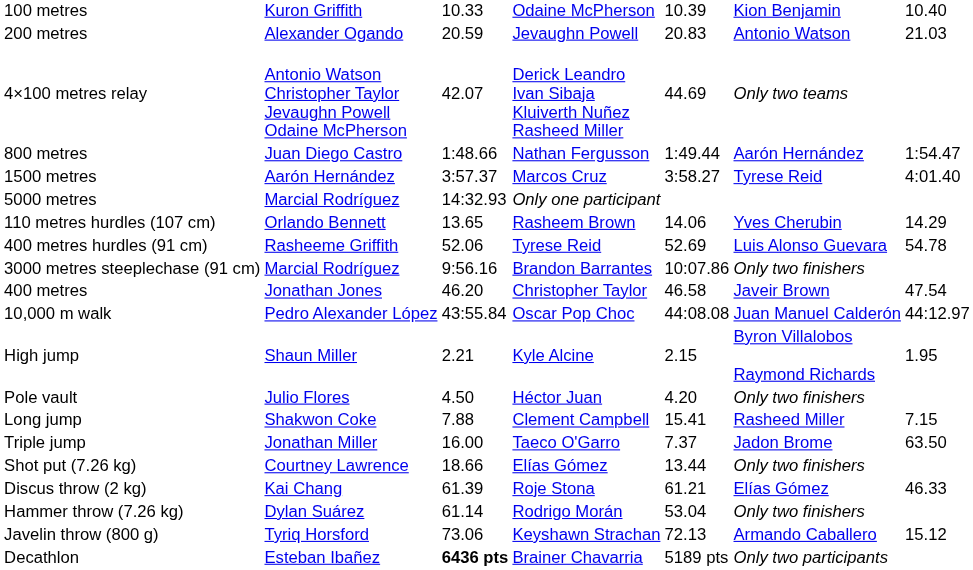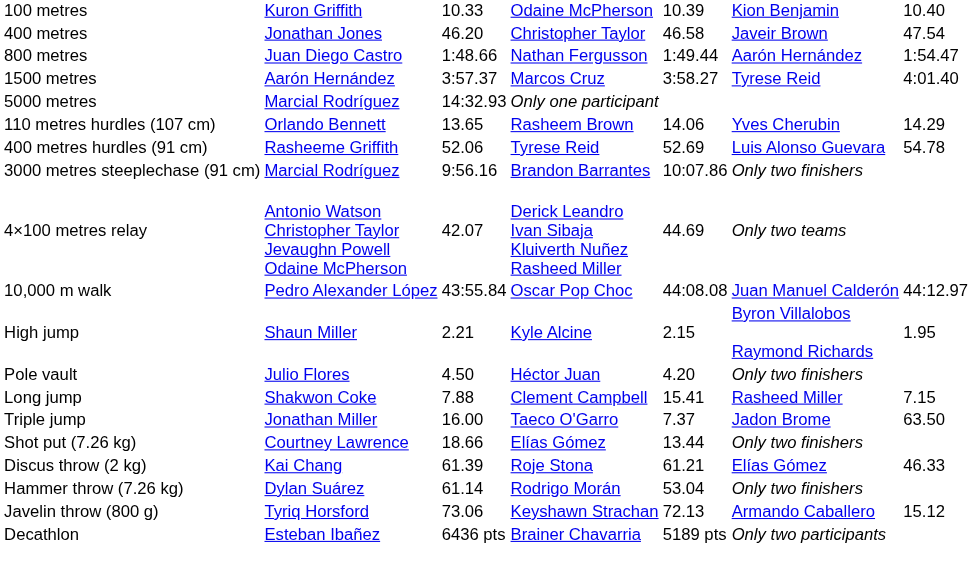- row: (46, 33)
rows swapped: (46, 291) <-> (76, 93)
(475, 557) bold -> (474, 534) normal
